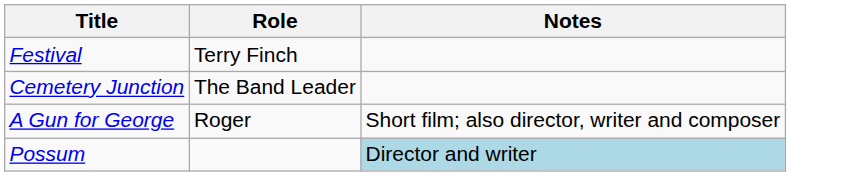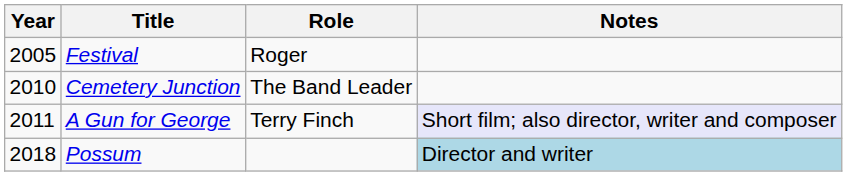+ column: (33, 21)
(246, 54) Terry Finch -> (279, 54) Roger
(222, 120) Roger -> (302, 120) Terry Finch
(573, 120) no background -> (629, 120) lavender background
